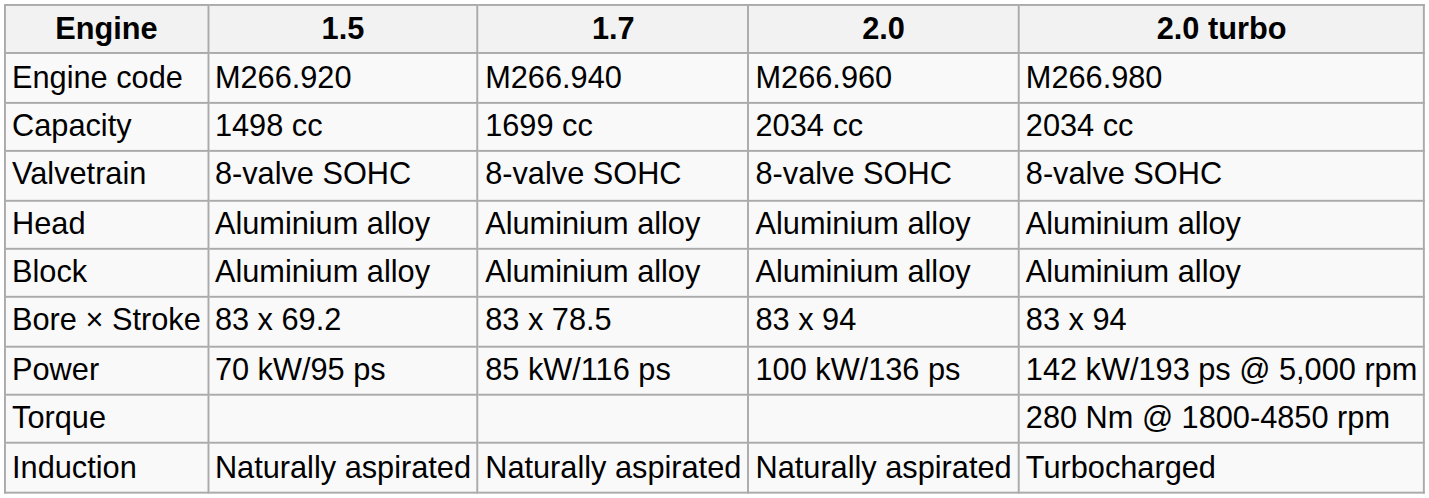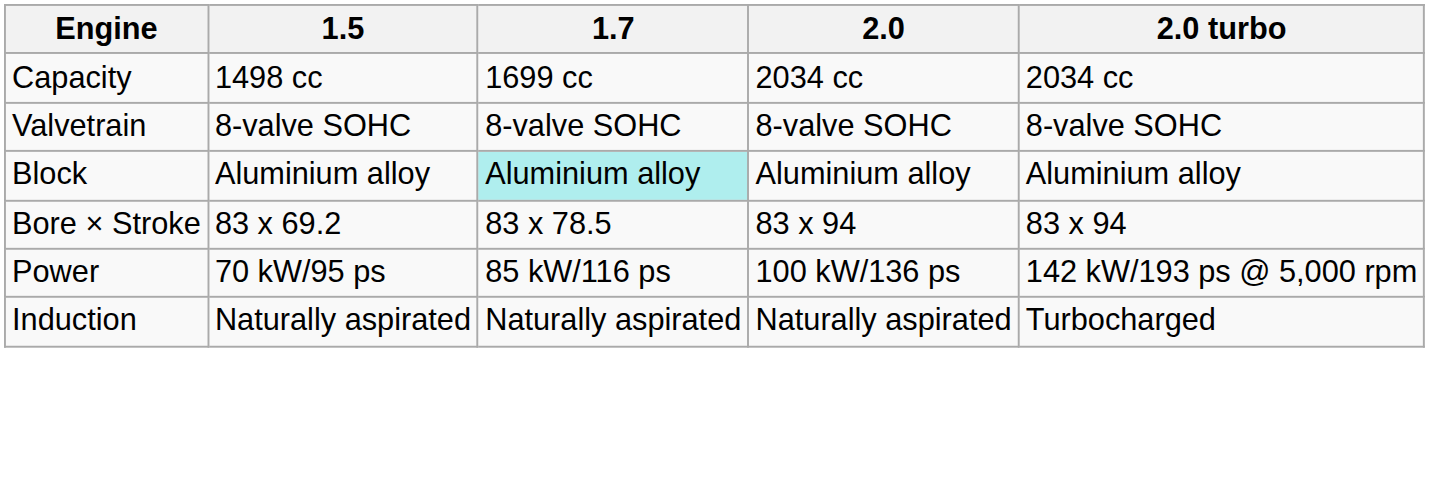- row: (97, 77)
- row: (49, 223)
(593, 272) no background -> (593, 175) paleturquoise background
- row: (59, 418)
